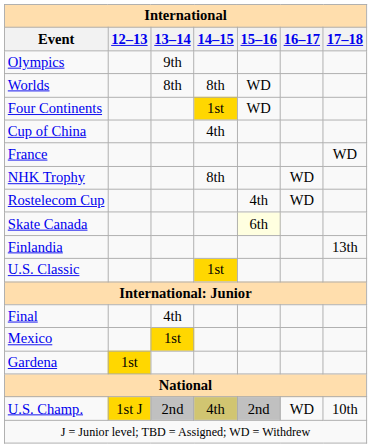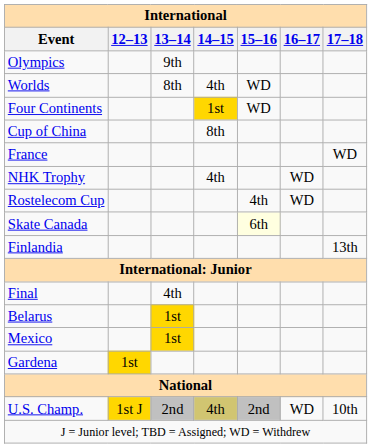(216, 85) 8th -> (216, 85) 4th
(216, 131) 4th -> (216, 131) 8th
(216, 177) 8th -> (216, 177) 4th
- row: (44, 270)
+ row: (30, 316)
